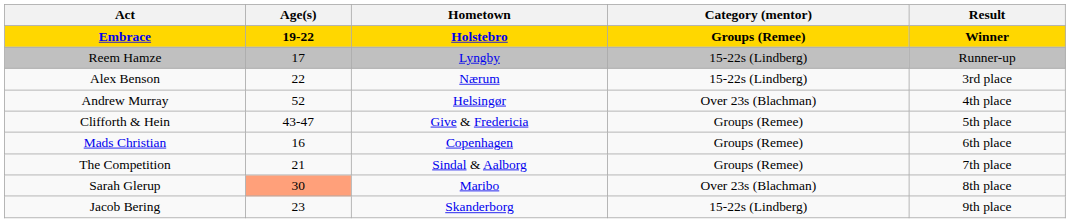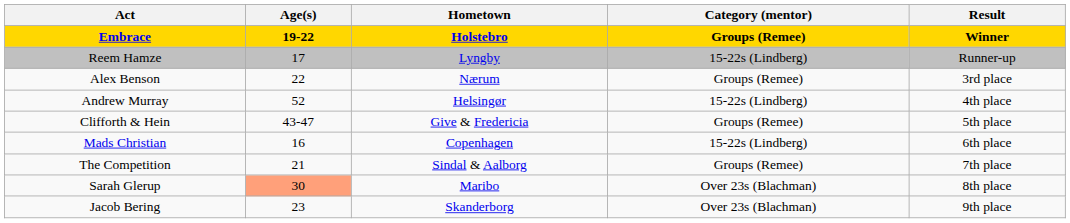(758, 79) 15-22s (Lindberg) -> (758, 79) Groups (Remee)
(758, 100) Over 23s (Blachman) -> (758, 100) 15-22s (Lindberg)
(758, 143) Groups (Remee) -> (758, 143) 15-22s (Lindberg)
(758, 206) 15-22s (Lindberg) -> (758, 206) Over 23s (Blachman)
